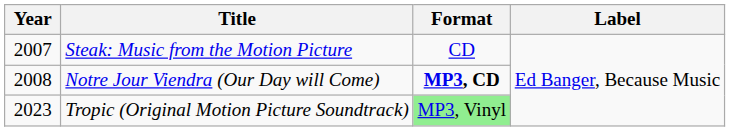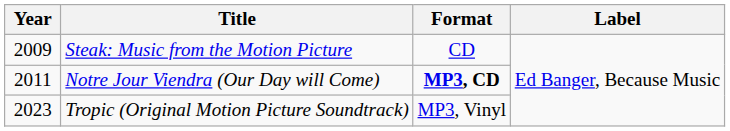(33, 49) 2007 -> (33, 49) 2009
(33, 79) 2008 -> (33, 79) 2011
(462, 110) lightgreen background -> (462, 110) no background
